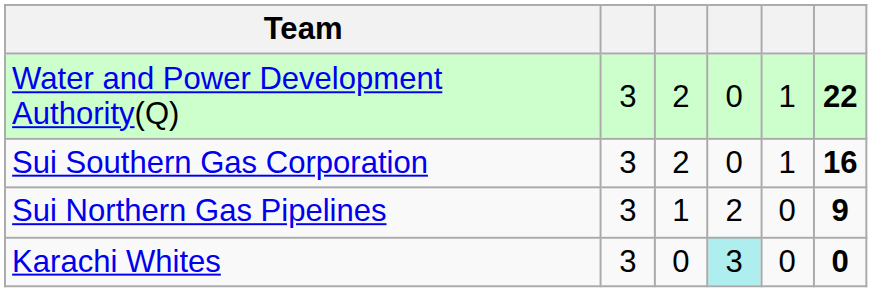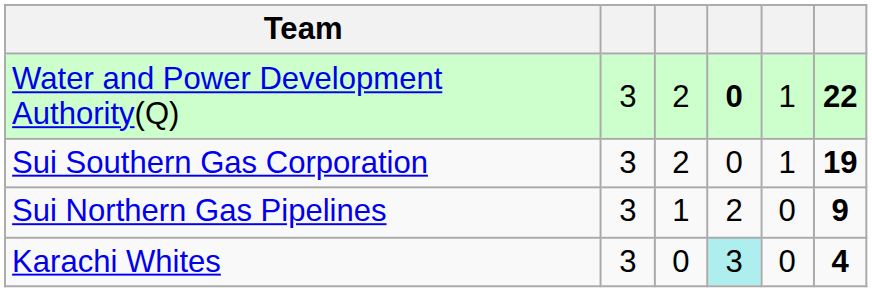(734, 95) normal -> (734, 95) bold
(840, 162) 16 -> (840, 162) 19
(840, 260) 0 -> (840, 260) 4
